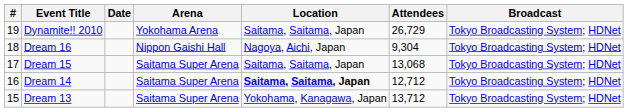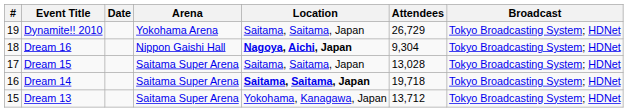(294, 47) normal -> (298, 47) bold
(408, 64) 13,068 -> (408, 64) 13,028
(408, 82) 12,712 -> (408, 82) 19,718
